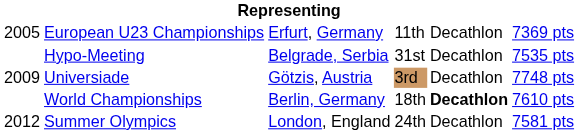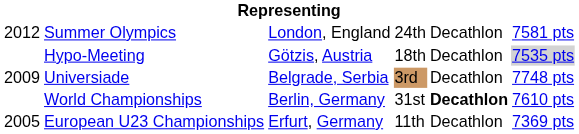rows swapped: (154, 33) <-> (110, 122)
(328, 55) Belgrade, Serbia -> (320, 55) Götzis, Austria
(410, 55) 31st -> (410, 55) 18th
(543, 55) no background -> (543, 55) lightgrey background
(320, 77) Götzis, Austria -> (328, 77) Belgrade, Serbia
(410, 99) 18th -> (410, 99) 31st
